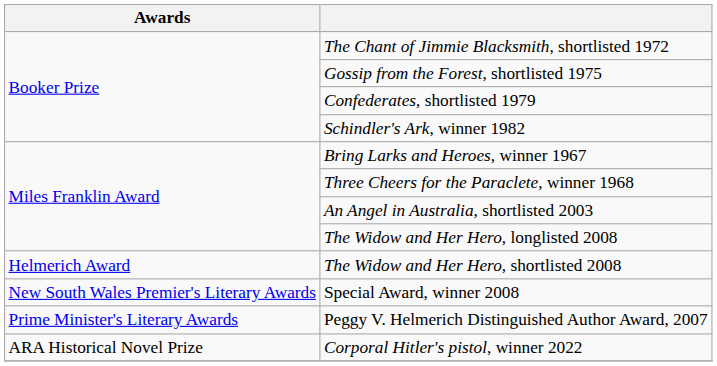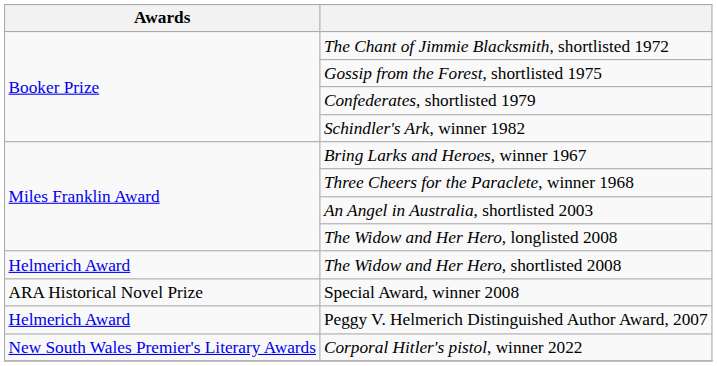(162, 292) New South Wales Premier's Literary Awards -> (106, 292) ARA Historical Novel Prize
(123, 319) Prime Minister's Literary Awards -> (69, 319) Helmerich Award
(106, 347) ARA Historical Novel Prize -> (162, 347) New South Wales Premier's Literary Awards
